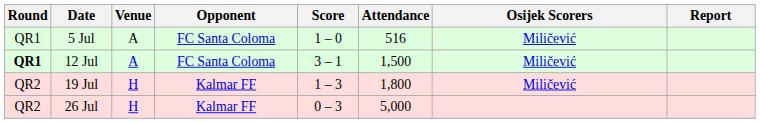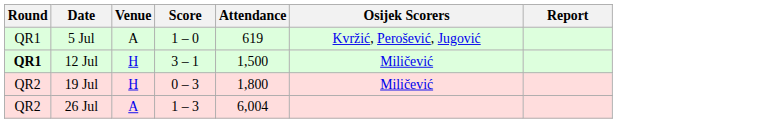- column: (226, 16)
(396, 38) 516 -> (253, 38) 619
(550, 38) Miličević -> (407, 38) Kvržić, Perošević, Jugović
(133, 61) A -> (133, 61) H
(328, 84) 1 – 3 -> (185, 84) 0 – 3
(133, 107) H -> (133, 107) A
(328, 107) 0 – 3 -> (185, 107) 1 – 3
(396, 107) 5,000 -> (253, 107) 6,004
